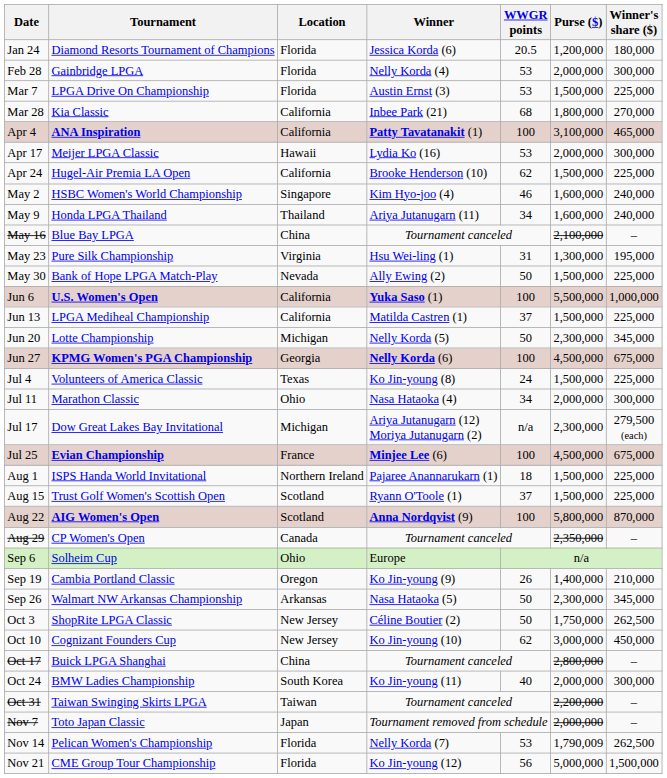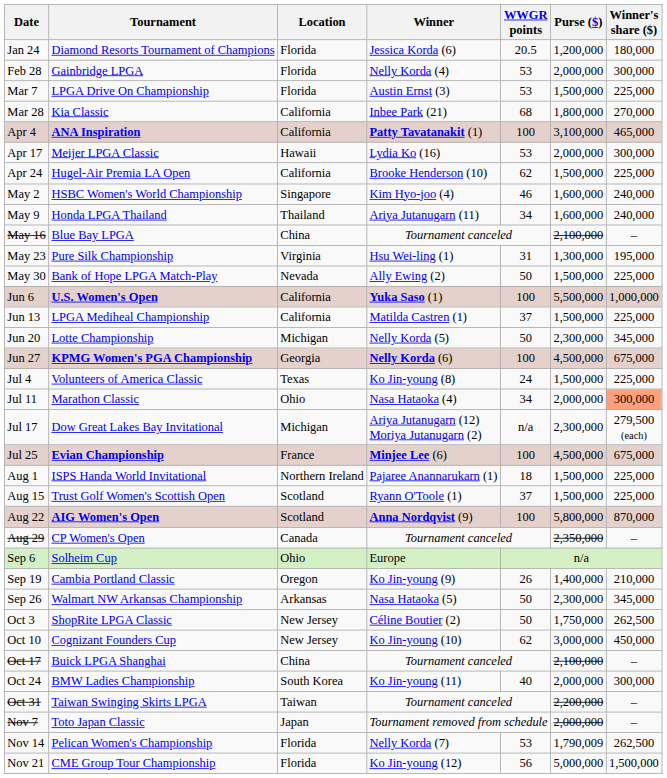(634, 399) no background -> (634, 399) lightsalmon background
(578, 661) 2,800,000 -> (578, 661) 2,100,000
